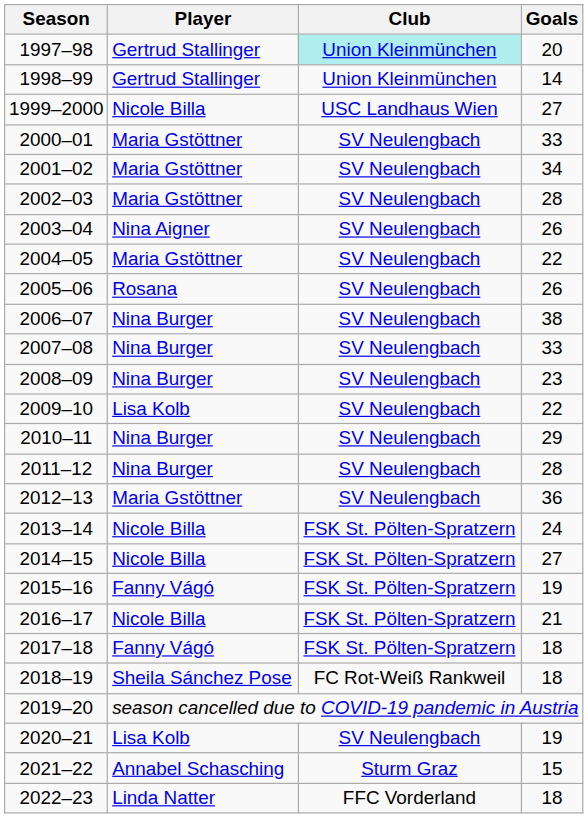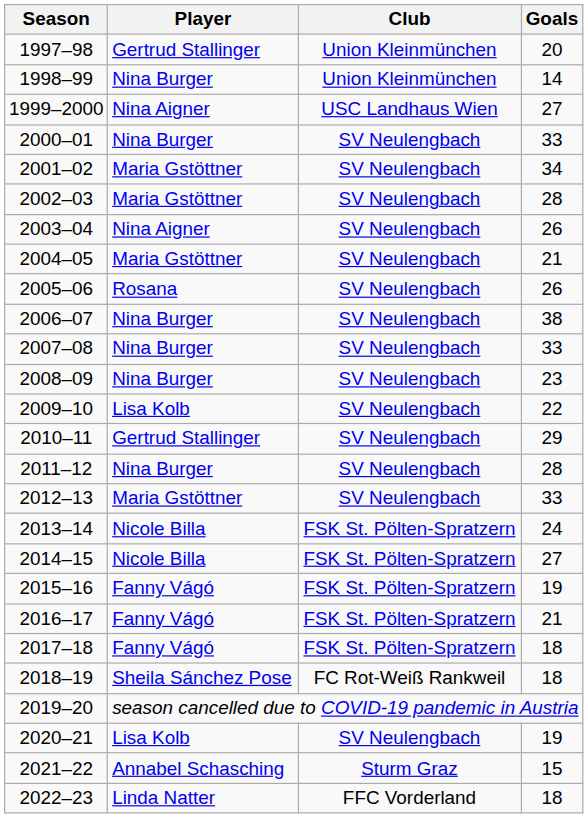(409, 49) paleturquoise background -> (409, 49) no background
(186, 79) Gertrud Stallinger -> (163, 79) Nina Burger
(159, 109) Nicole Billa -> (161, 109) Nina Aigner
(177, 139) Maria Gstöttner -> (163, 139) Nina Burger
(552, 259) 22 -> (552, 259) 21
(163, 438) Nina Burger -> (186, 438) Gertrud Stallinger
(552, 498) 36 -> (552, 498) 33
(159, 618) Nicole Billa -> (163, 618) Fanny Vágó
